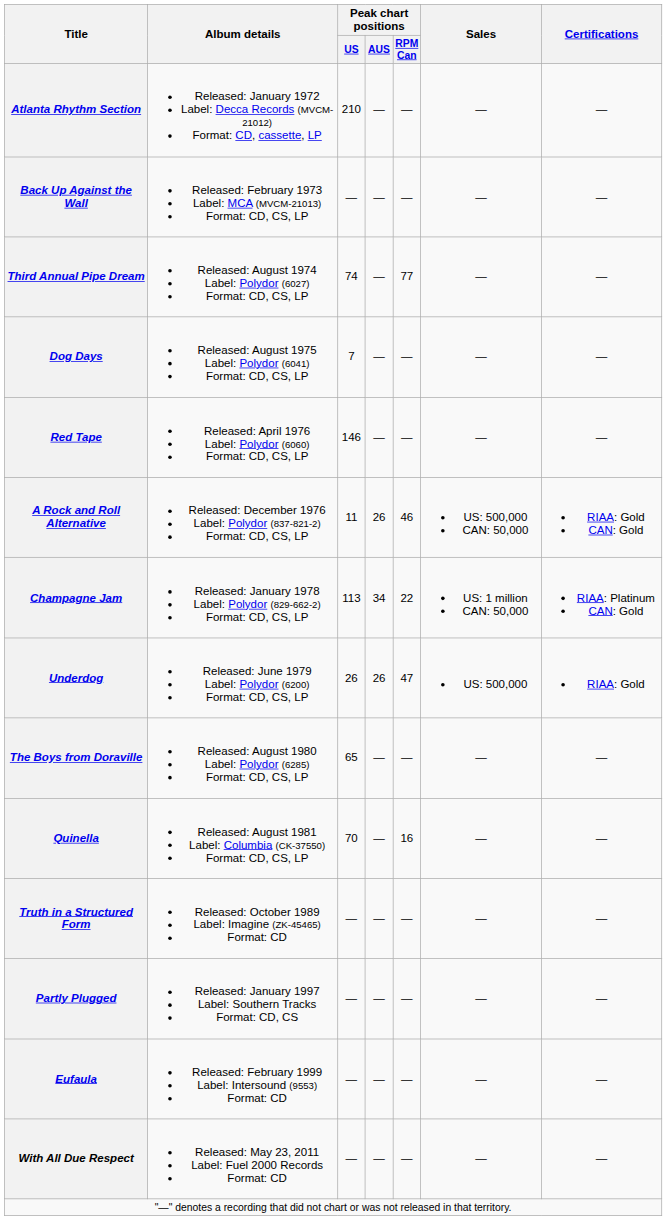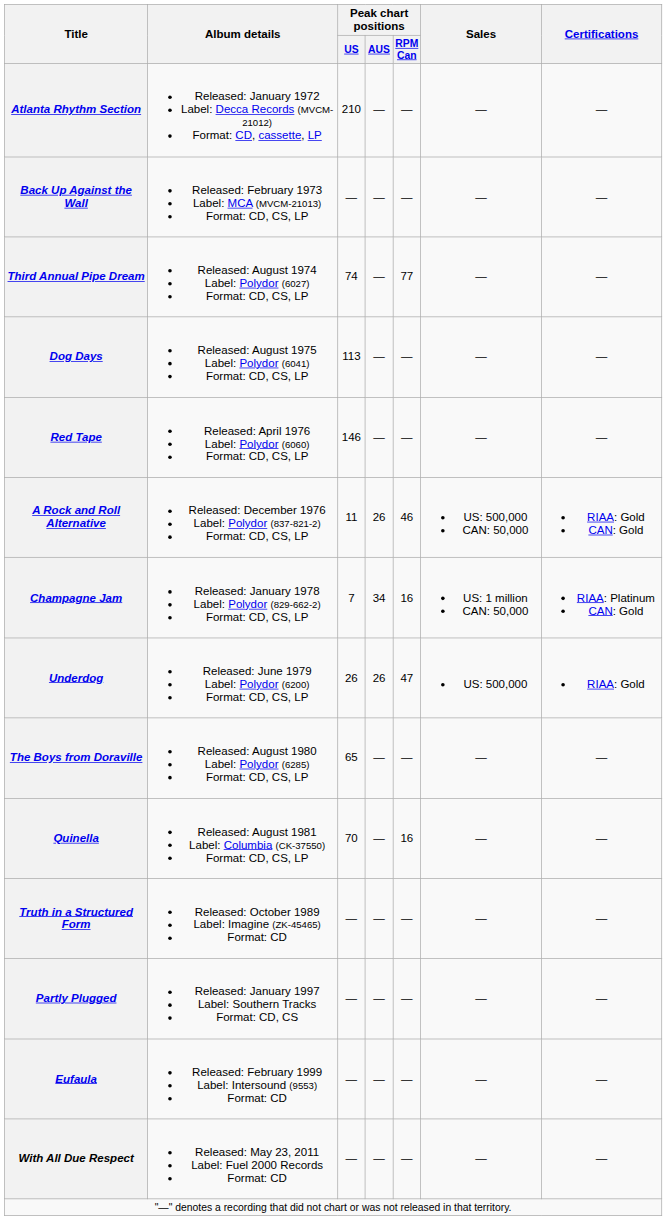(351, 357) 7 -> (351, 357) 113
(351, 597) 113 -> (351, 597) 7
(407, 597) 22 -> (407, 597) 16
